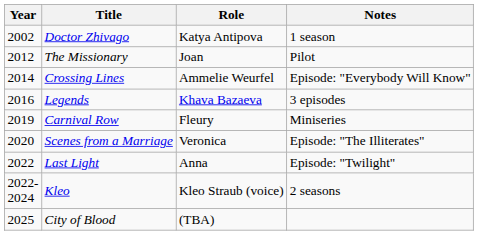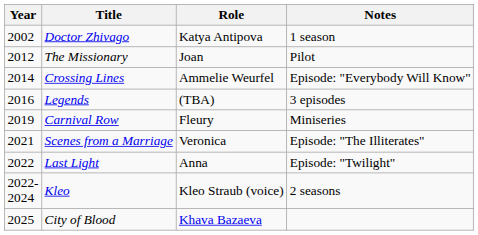(220, 99) Khava Bazaeva -> (197, 99) (TBA)
(21, 141) 2020 -> (21, 141) 2021
(197, 219) (TBA) -> (220, 219) Khava Bazaeva
